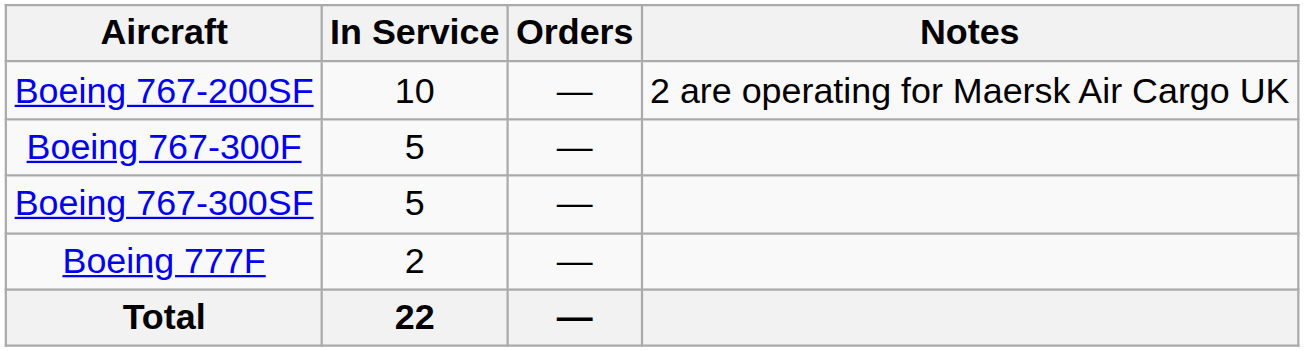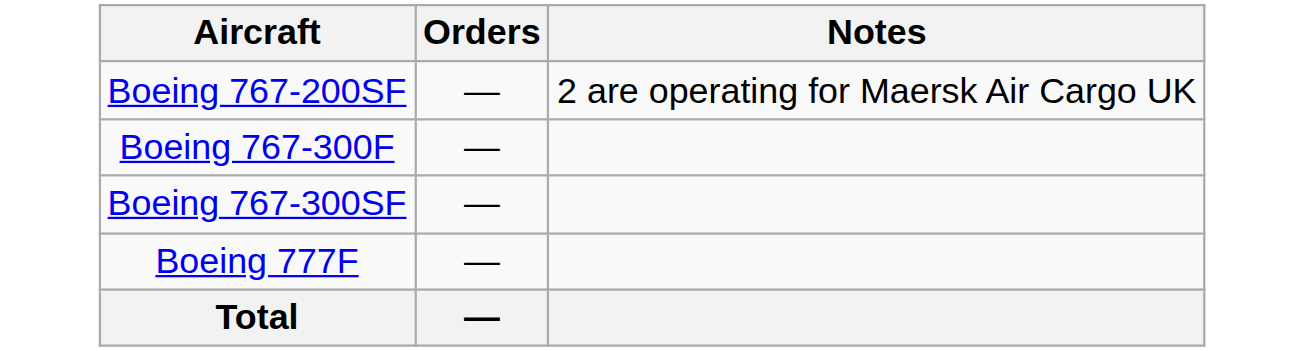- column: (415, 32)
